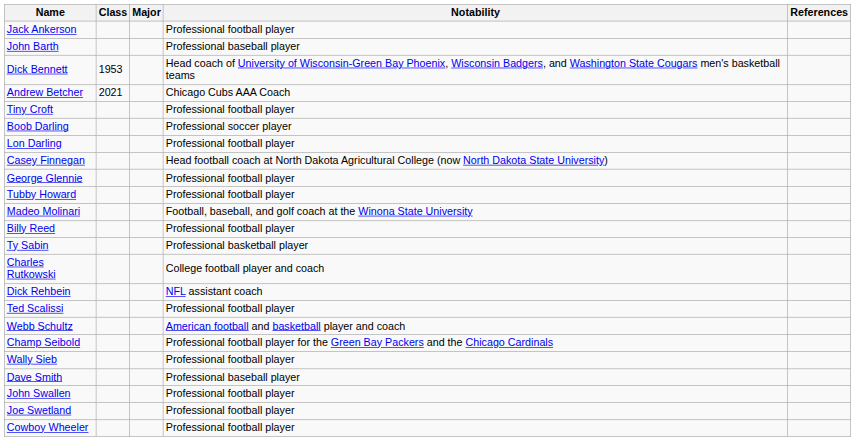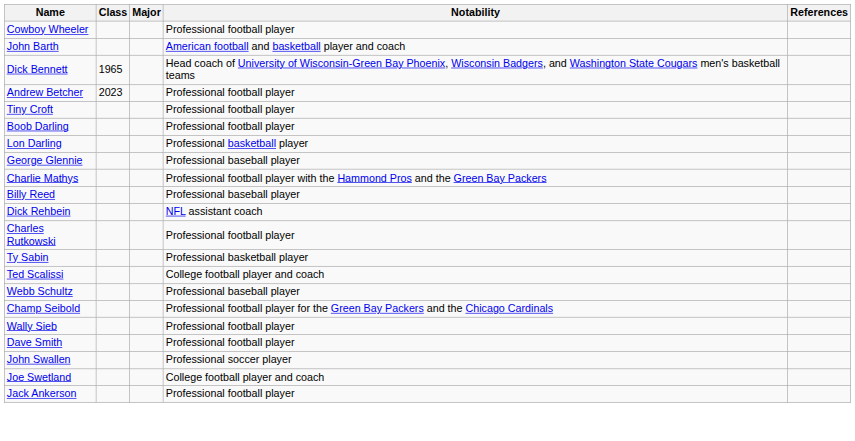rows swapped: (42, 30) <-> (48, 428)
(233, 47) Professional baseball player -> (286, 47) American football and basketball player and coach
(111, 70) 1953 -> (111, 70) 1965
(111, 93) 2021 -> (111, 93) 2023
(228, 93) Chicago Cubs AAA Coach -> (230, 93) Professional football player
(229, 127) Professional soccer player -> (230, 127) Professional football player
(230, 144) Professional football player -> (237, 144) Professional basketball player
- row: (46, 161)
(230, 178) Professional football player -> (233, 161) Professional baseball player
- row: (41, 195)
+ row: (43, 178)
- row: (43, 212)
(230, 229) Professional football player -> (233, 195) Professional baseball player
rows swapped: (39, 292) <-> (28, 246)
(245, 269) College football player and coach -> (230, 235) Professional football player
(230, 309) Professional football player -> (245, 275) College football player and coach
(286, 326) American football and basketball player and coach -> (233, 292) Professional baseball player
(233, 377) Professional baseball player -> (230, 343) Professional football player
(230, 394) Professional football player -> (229, 360) Professional soccer player
(230, 411) Professional football player -> (245, 377) College football player and coach
